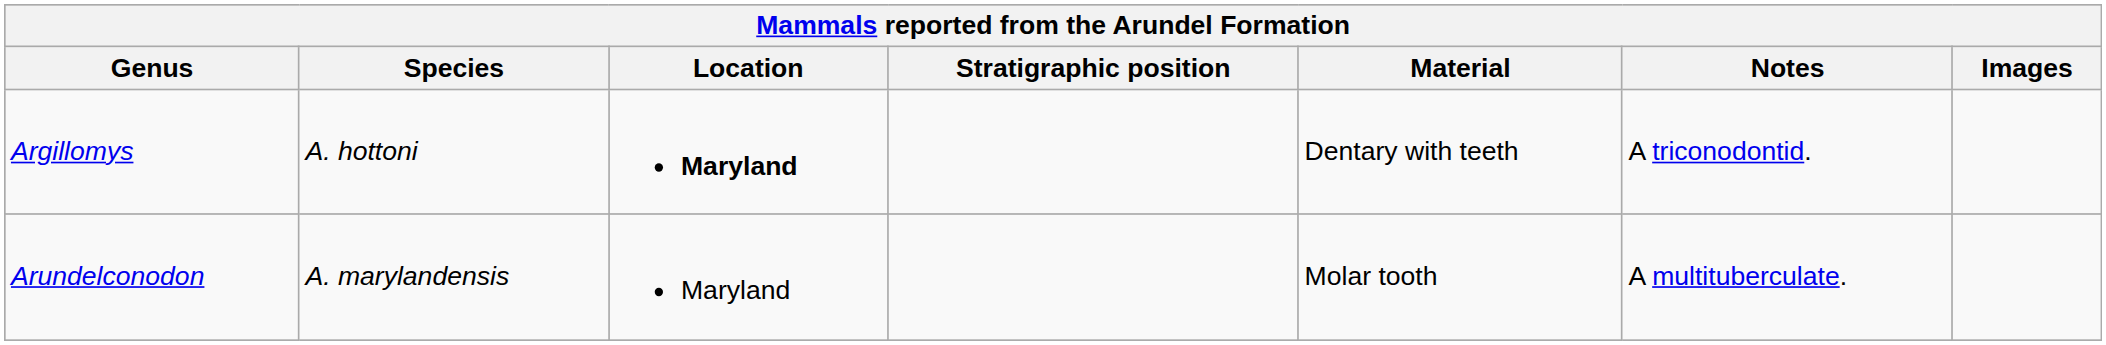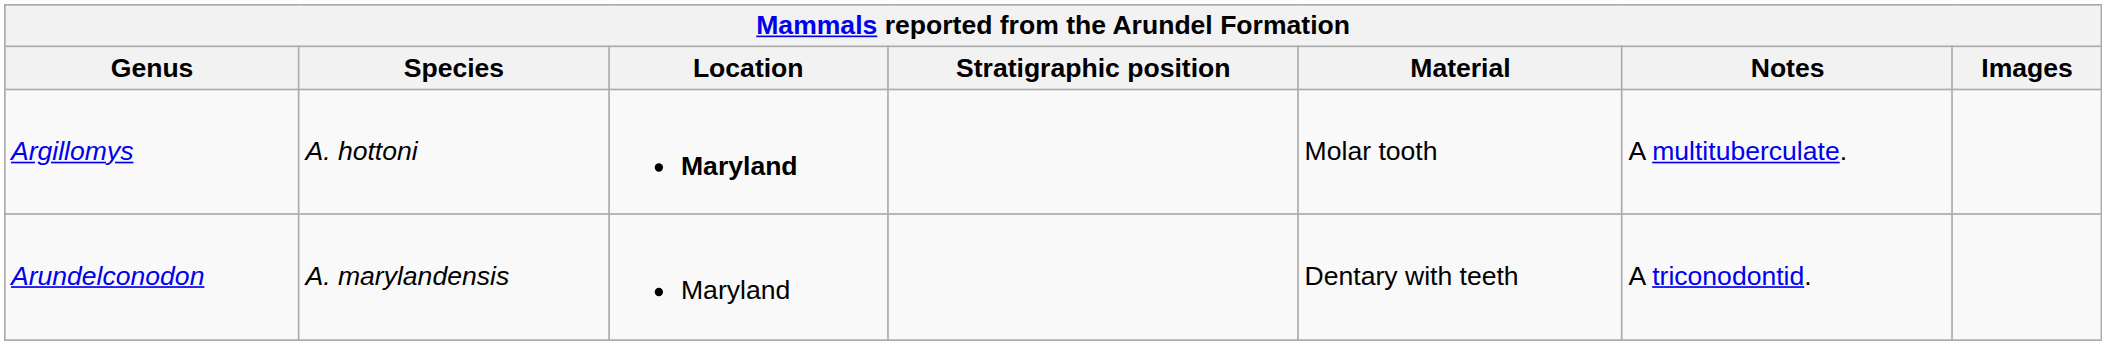(1412, 151) Dentary with teeth -> (1371, 151) Molar tooth
(1720, 151) A triconodontid. -> (1738, 151) A multituberculate.
(1371, 276) Molar tooth -> (1412, 276) Dentary with teeth
(1738, 276) A multituberculate. -> (1720, 276) A triconodontid.
